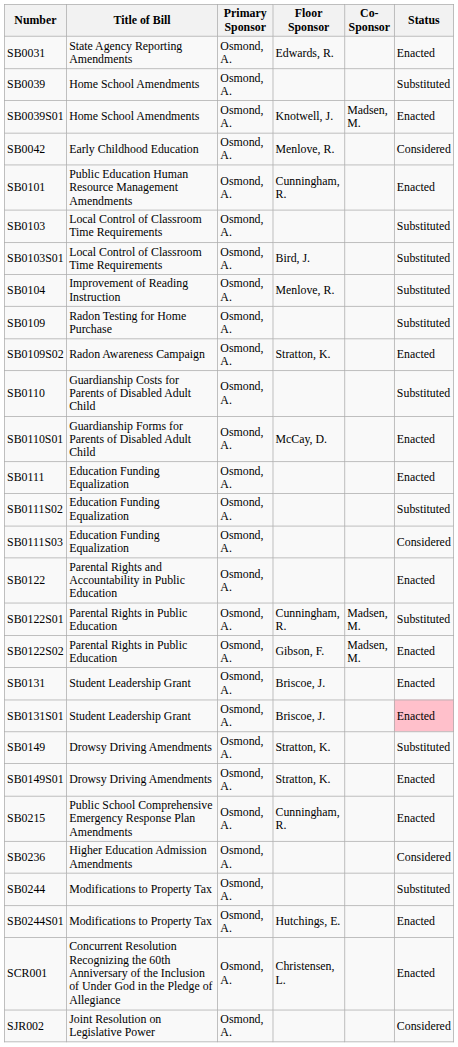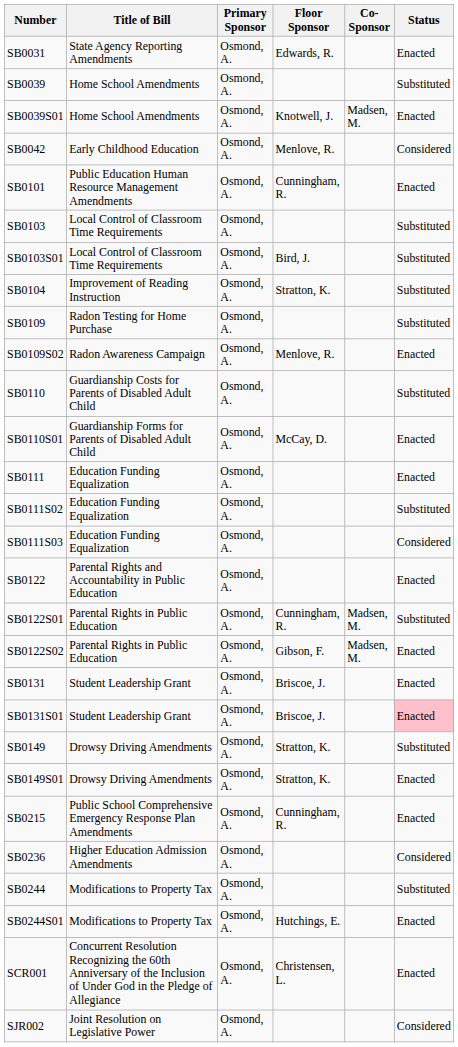(305, 290) Menlove, R. -> (303, 290) Stratton, K.
(303, 354) Stratton, K. -> (305, 354) Menlove, R.
